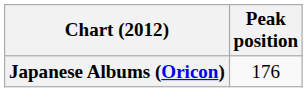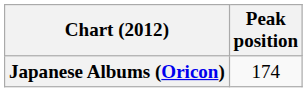(266, 71) 176 -> (266, 71) 174
